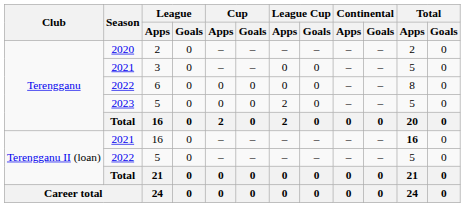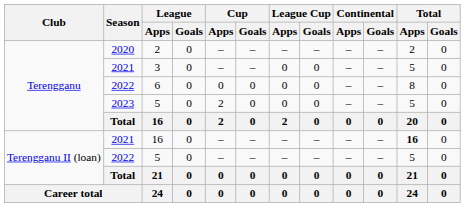(221, 103) 0 -> (221, 103) 2
(285, 103) 2 -> (285, 103) 0
